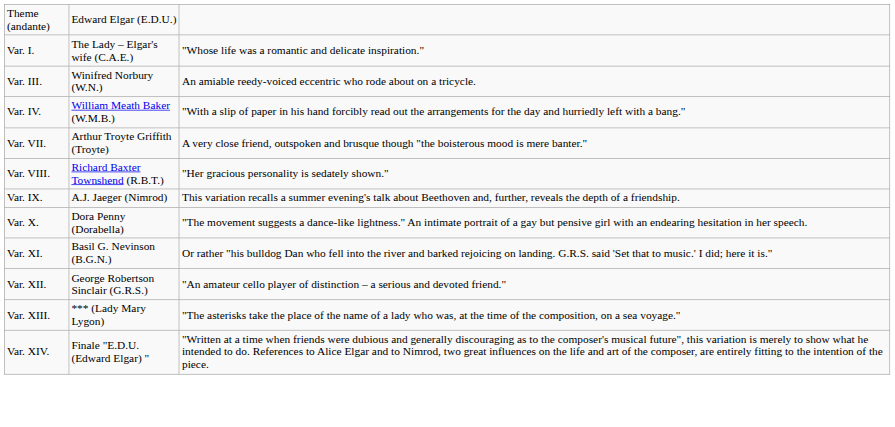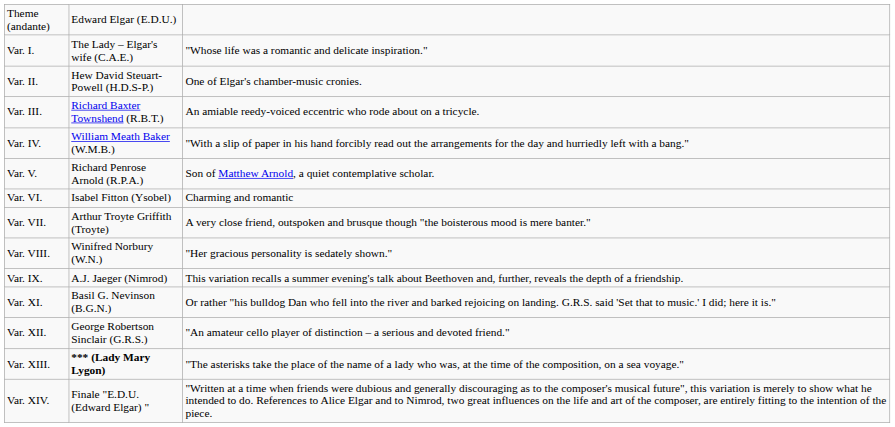+ row: (23, 81)
(112, 81) Winifred Norbury (W.N.) -> (117, 112) Richard Baxter Townshend (R.B.T.)
+ row: (22, 173)
+ row: (25, 198)
(118, 173) Richard Baxter Townshend (R.B.T.) -> (112, 253) Winifred Norbury (W.N.)
- row: (23, 222)
(109, 315) normal -> (111, 363) bold
